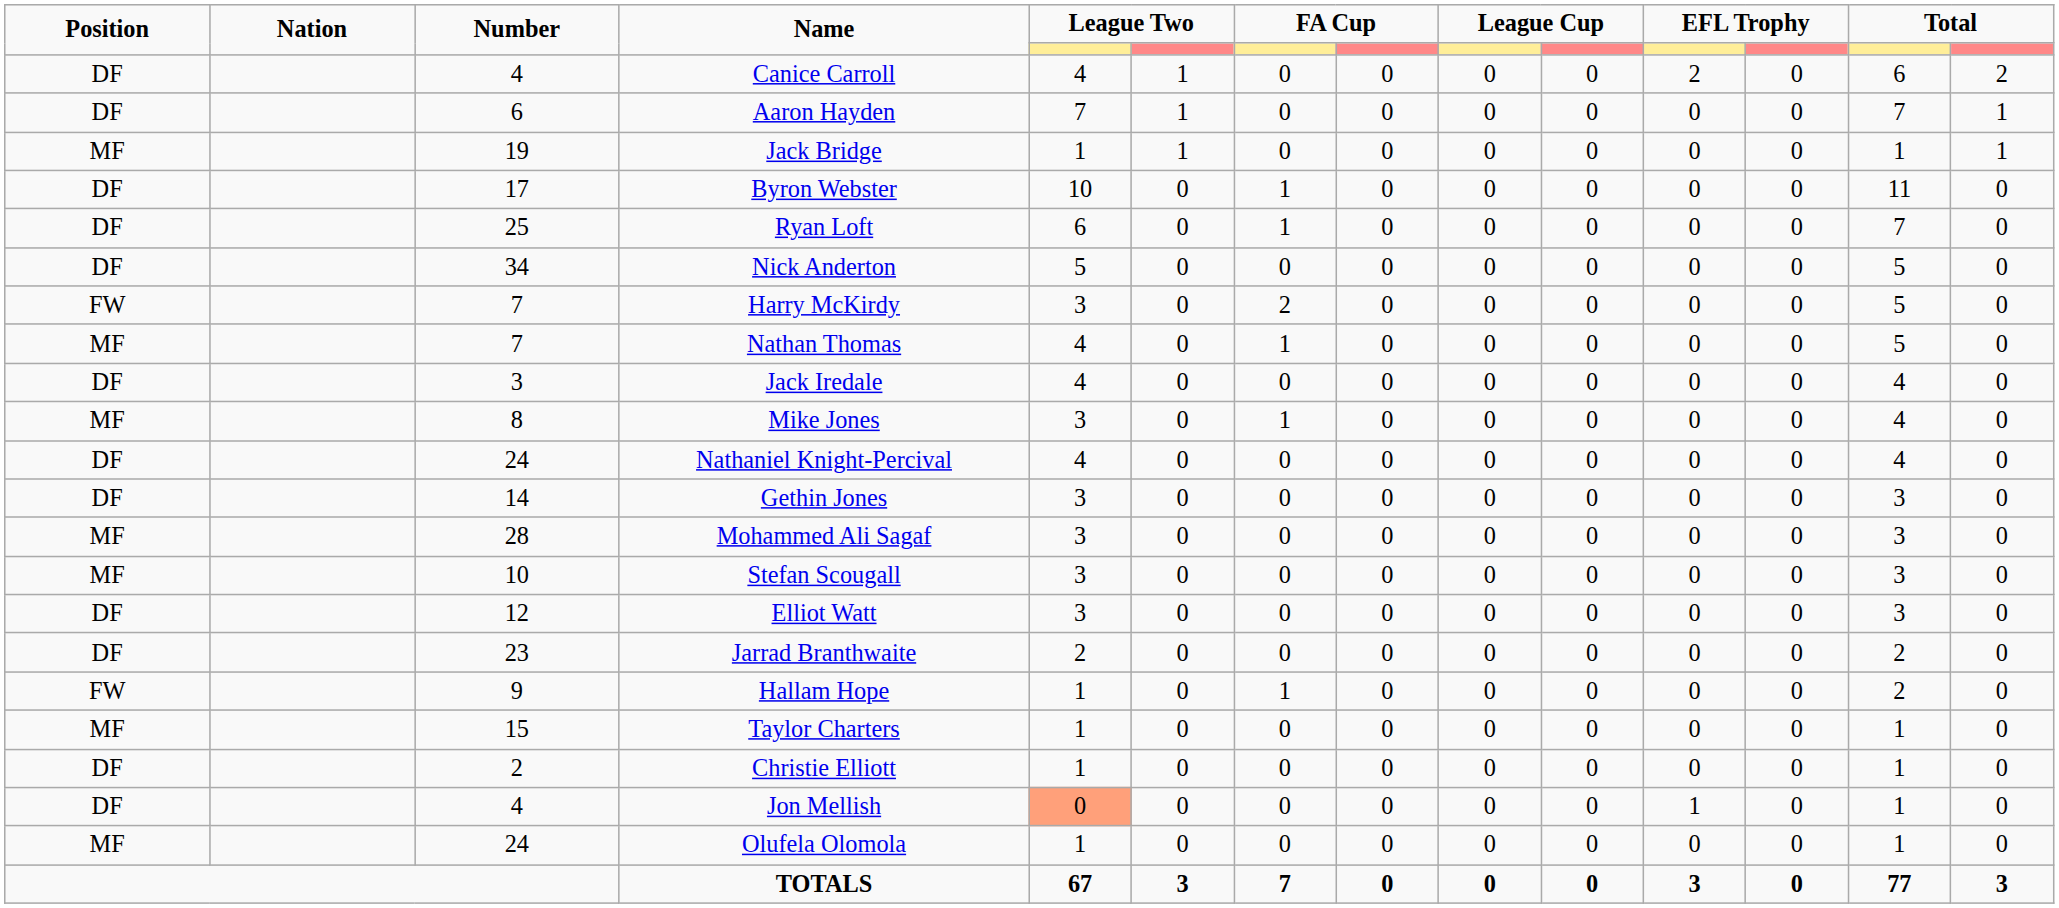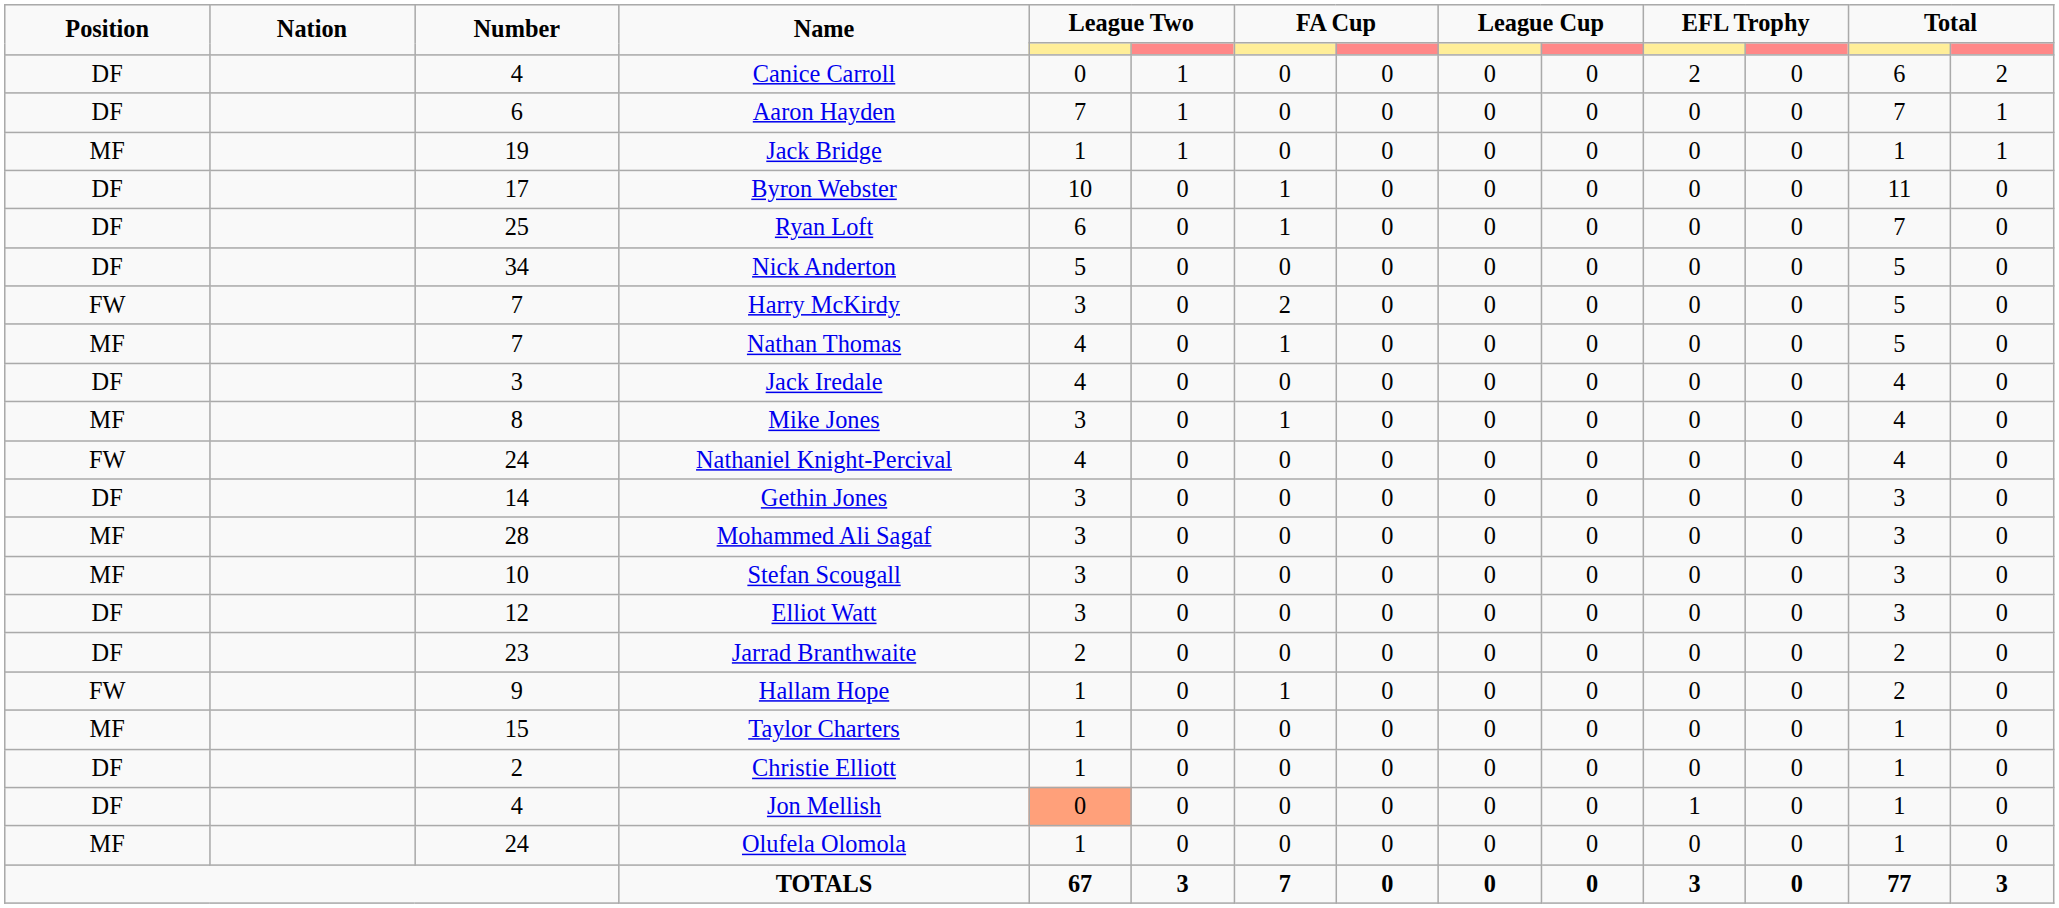(1080, 73) 4 -> (1080, 73) 0
(107, 459) DF -> (107, 459) FW
